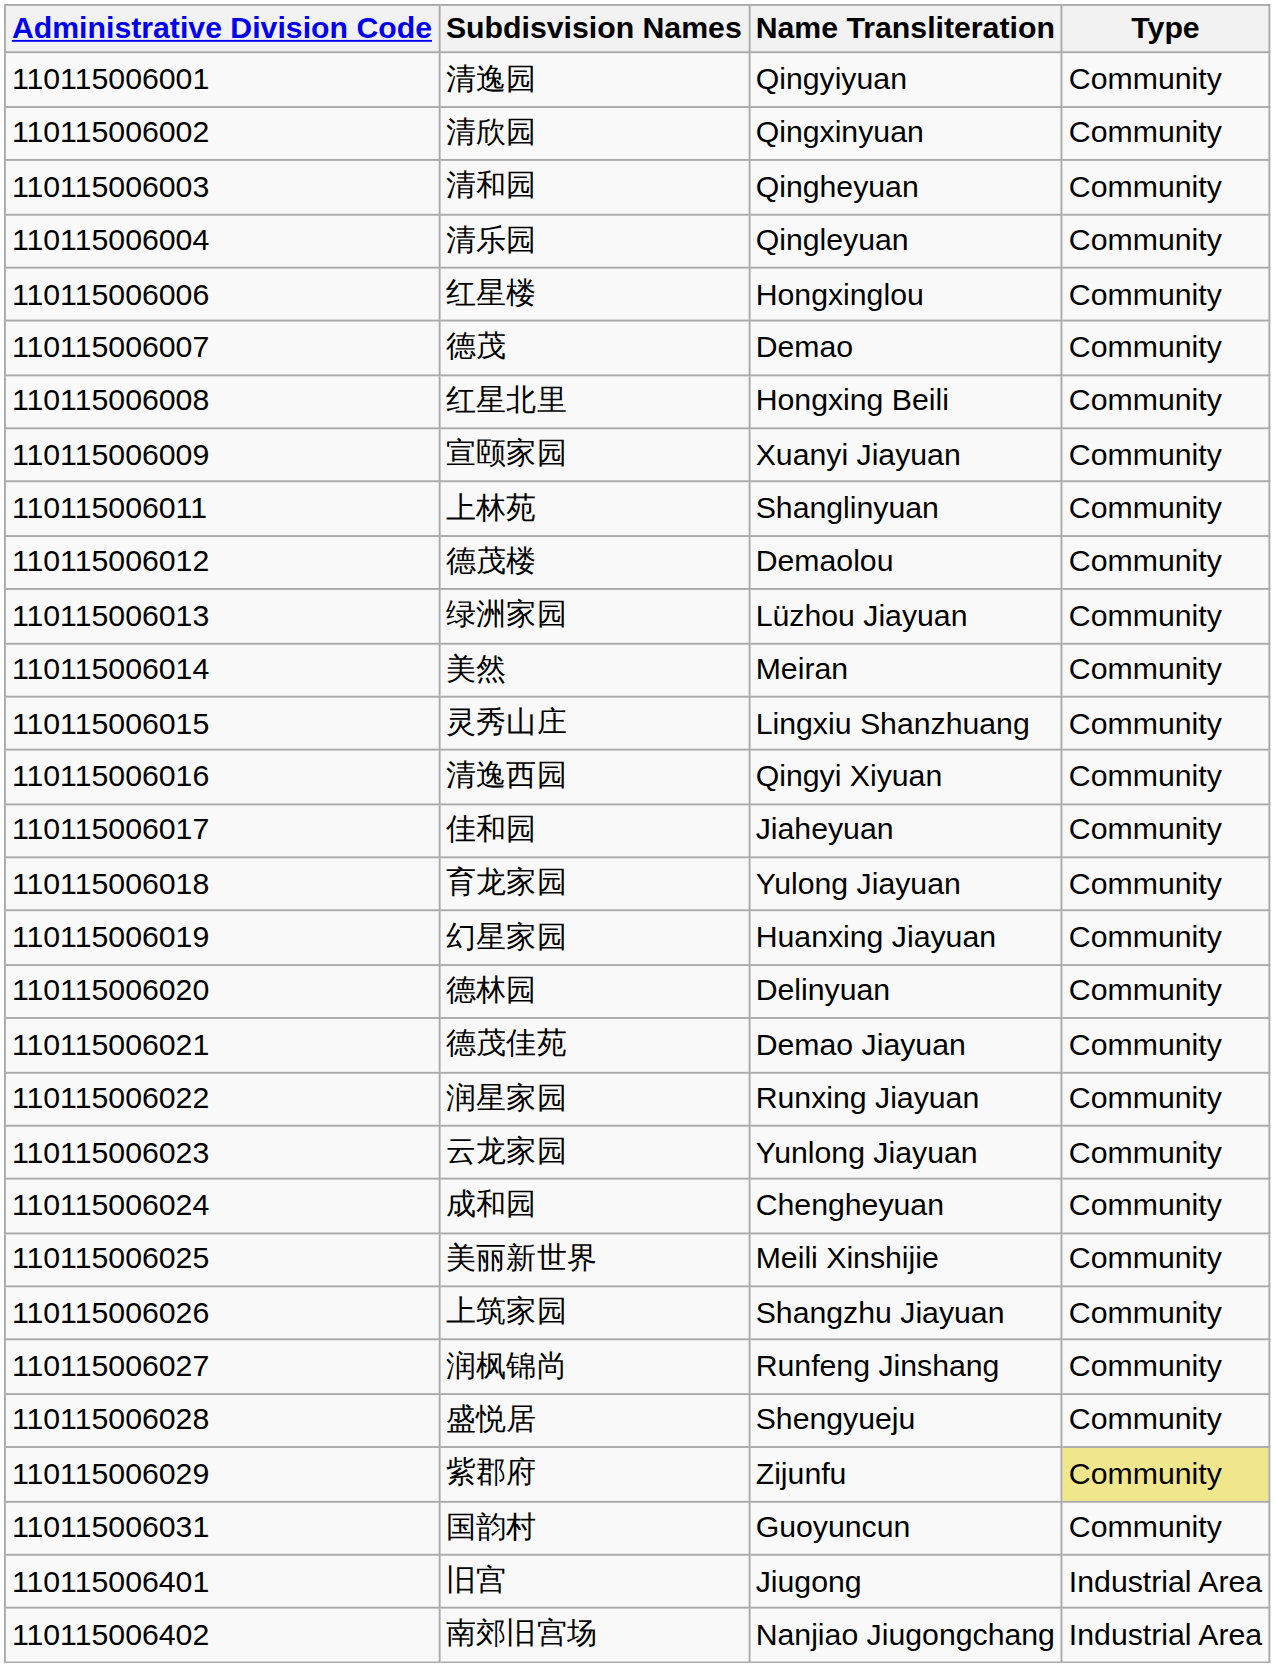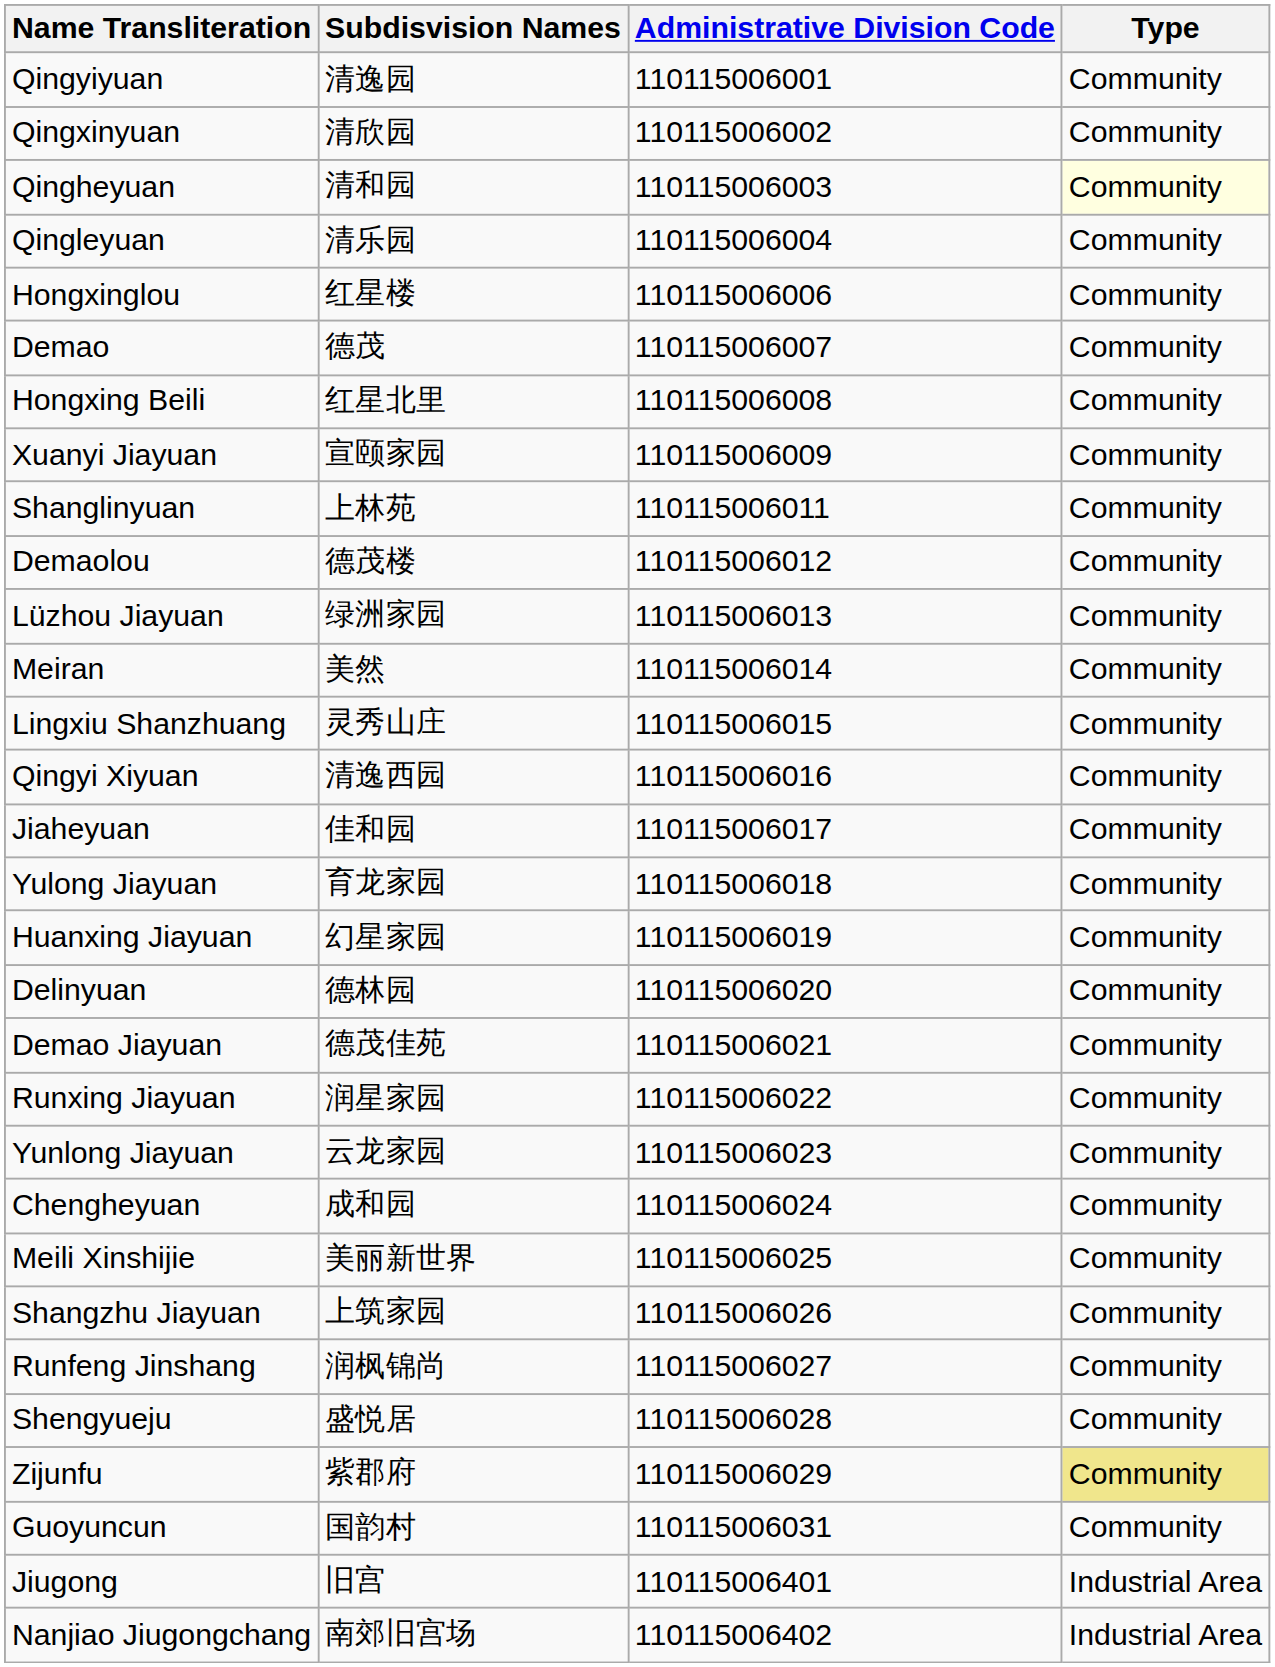columns swapped: (222, 28) <-> (905, 28)
(1145, 186) no background -> (1145, 186) lightyellow background
